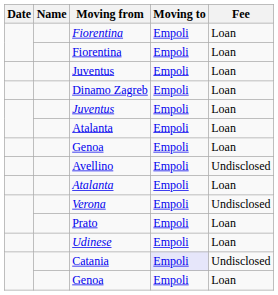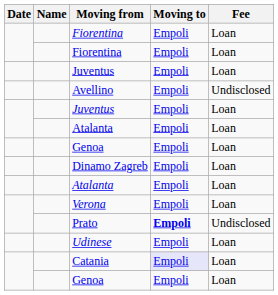rows swapped: (19, 90) <-> (19, 166)
(241, 204) Undisclosed -> (224, 204) Loan
(171, 223) normal -> (172, 223) bold
(224, 223) Loan -> (241, 223) Undisclosed
(241, 261) Undisclosed -> (224, 261) Loan
